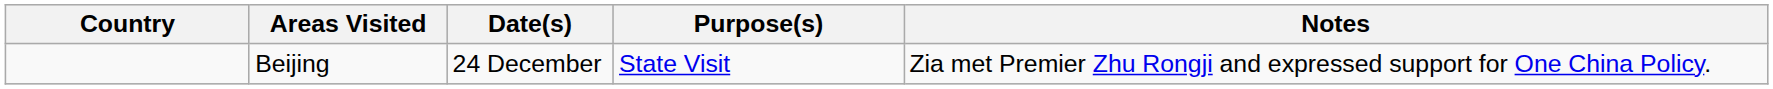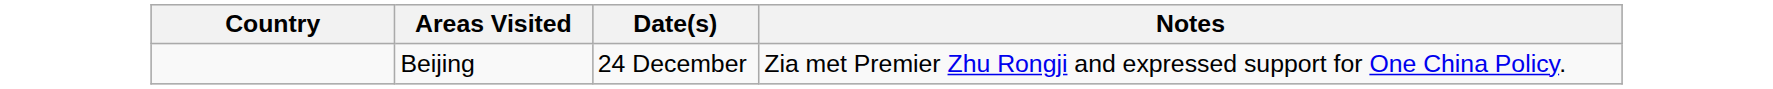- column: (759, 24)
